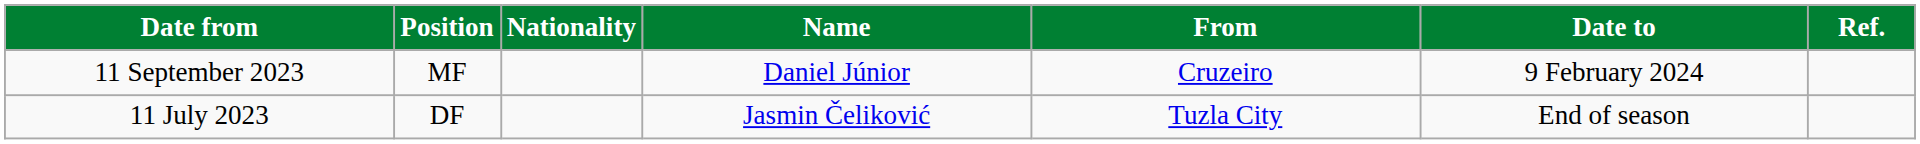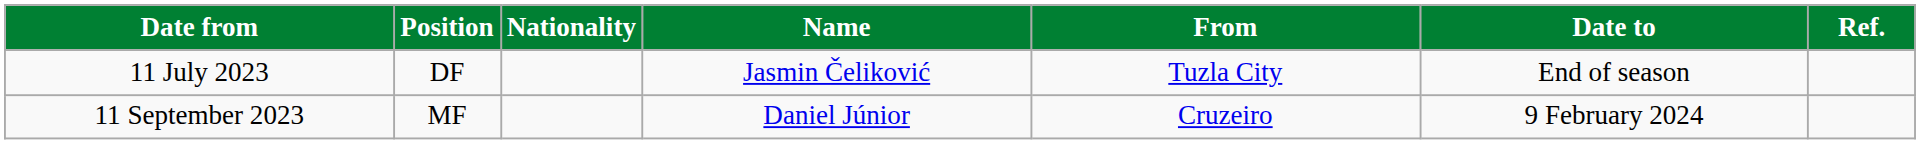rows swapped: (199, 116) <-> (199, 71)
